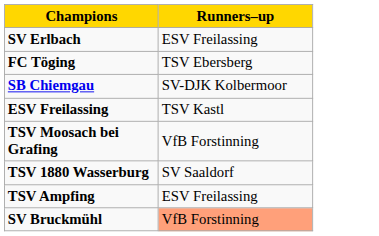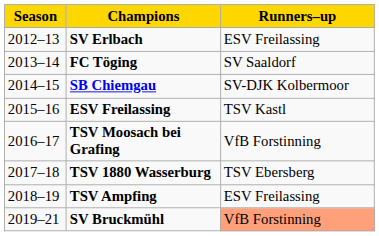+ column: (35, 16)
(207, 62) TSV Ebersberg -> (260, 62) SV Saaldorf
(198, 172) SV Saaldorf -> (269, 172) TSV Ebersberg
